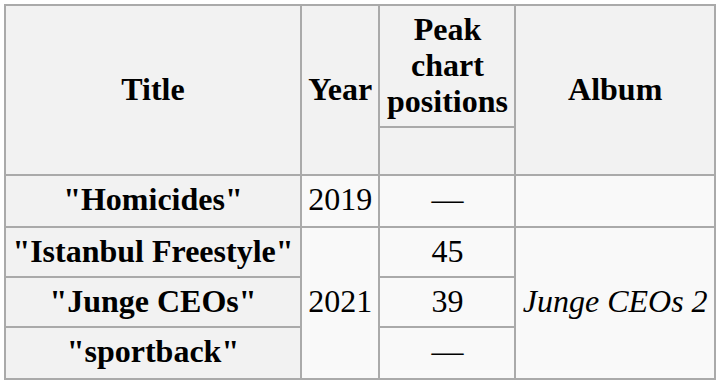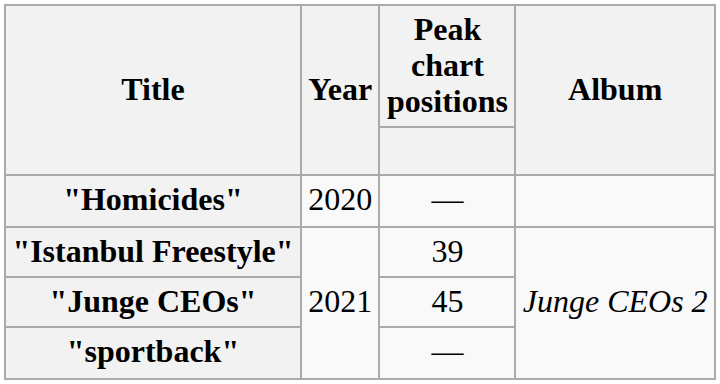(340, 200) 2019 -> (340, 200) 2020
(448, 250) 45 -> (448, 250) 39
(448, 301) 39 -> (448, 301) 45
